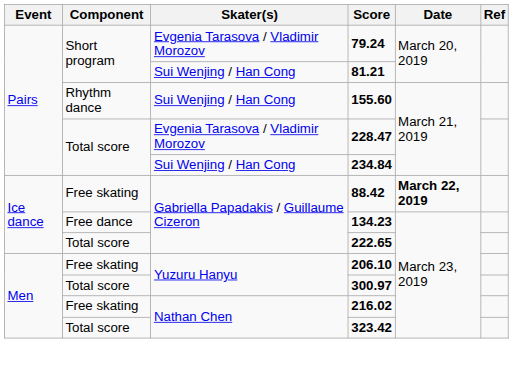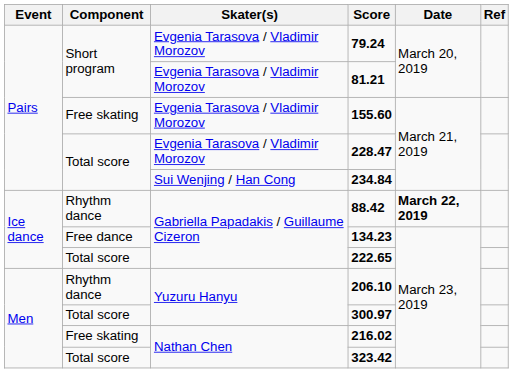(225, 72) Sui Wenjing / Han Cong -> (236, 79) Evgenia Tarasova / Vladimir Morozov
(88, 100) Rhythm dance -> (102, 115) Free skating
(225, 100) Sui Wenjing / Han Cong -> (236, 115) Evgenia Tarasova / Vladimir Morozov
(102, 193) Free skating -> (88, 208) Rhythm dance
(102, 264) Free skating -> (88, 286) Rhythm dance
